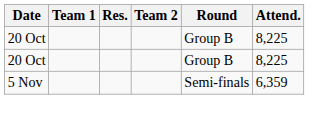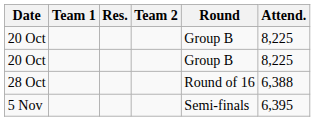+ row: (27, 82)
(272, 82) 6,359 -> (277, 104) 6,395
